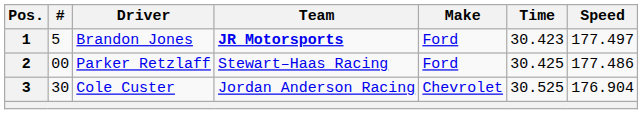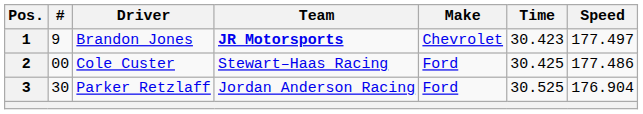(56, 41) 5 -> (56, 41) 9
(440, 41) Ford -> (463, 41) Chevrolet
(144, 65) Parker Retzlaff -> (126, 65) Cole Custer
(126, 89) Cole Custer -> (144, 89) Parker Retzlaff
(463, 89) Chevrolet -> (440, 89) Ford
